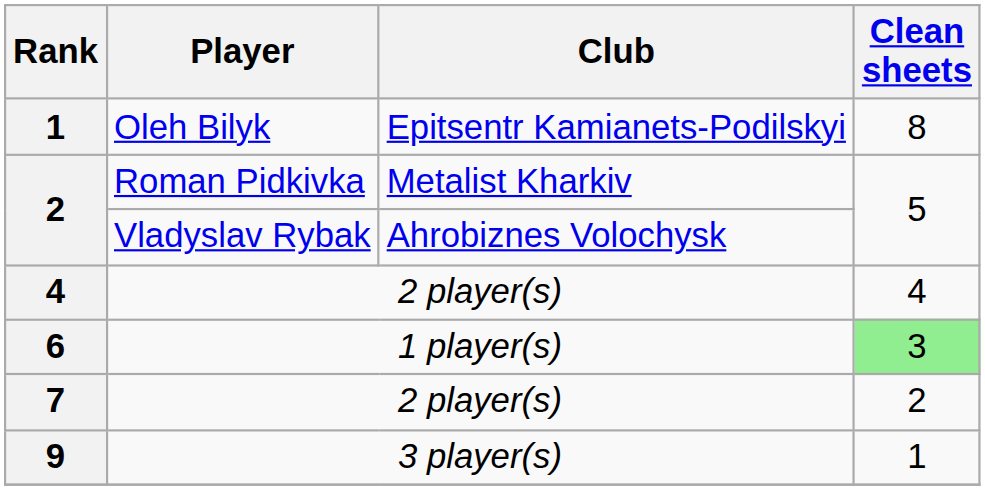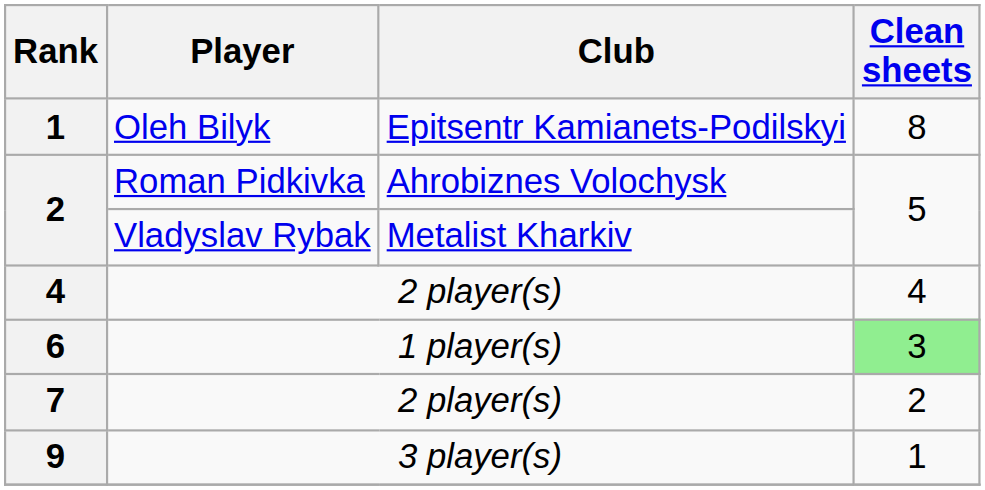(509, 181) Metalist Kharkiv -> (557, 181) Ahrobiznes Volochysk
(557, 236) Ahrobiznes Volochysk -> (509, 236) Metalist Kharkiv
